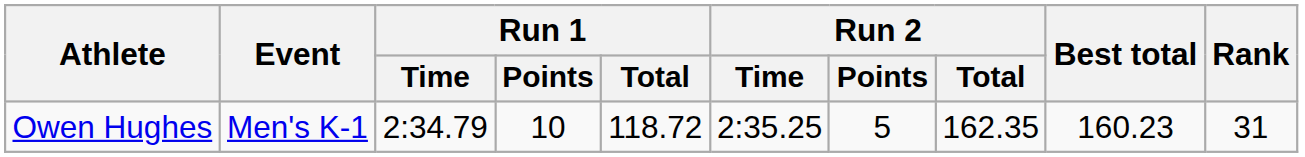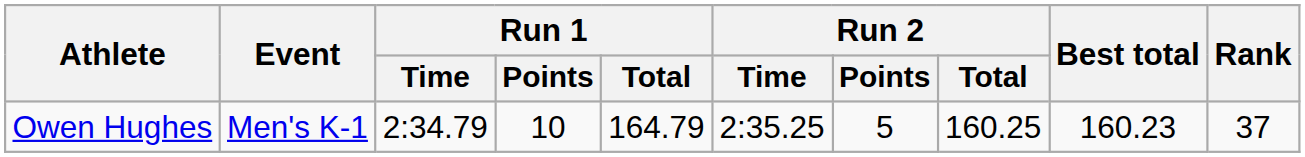(655, 127) 118.72 -> (656, 127) 164.79
(991, 127) 162.35 -> (993, 127) 160.25
(1251, 127) 31 -> (1253, 127) 37
